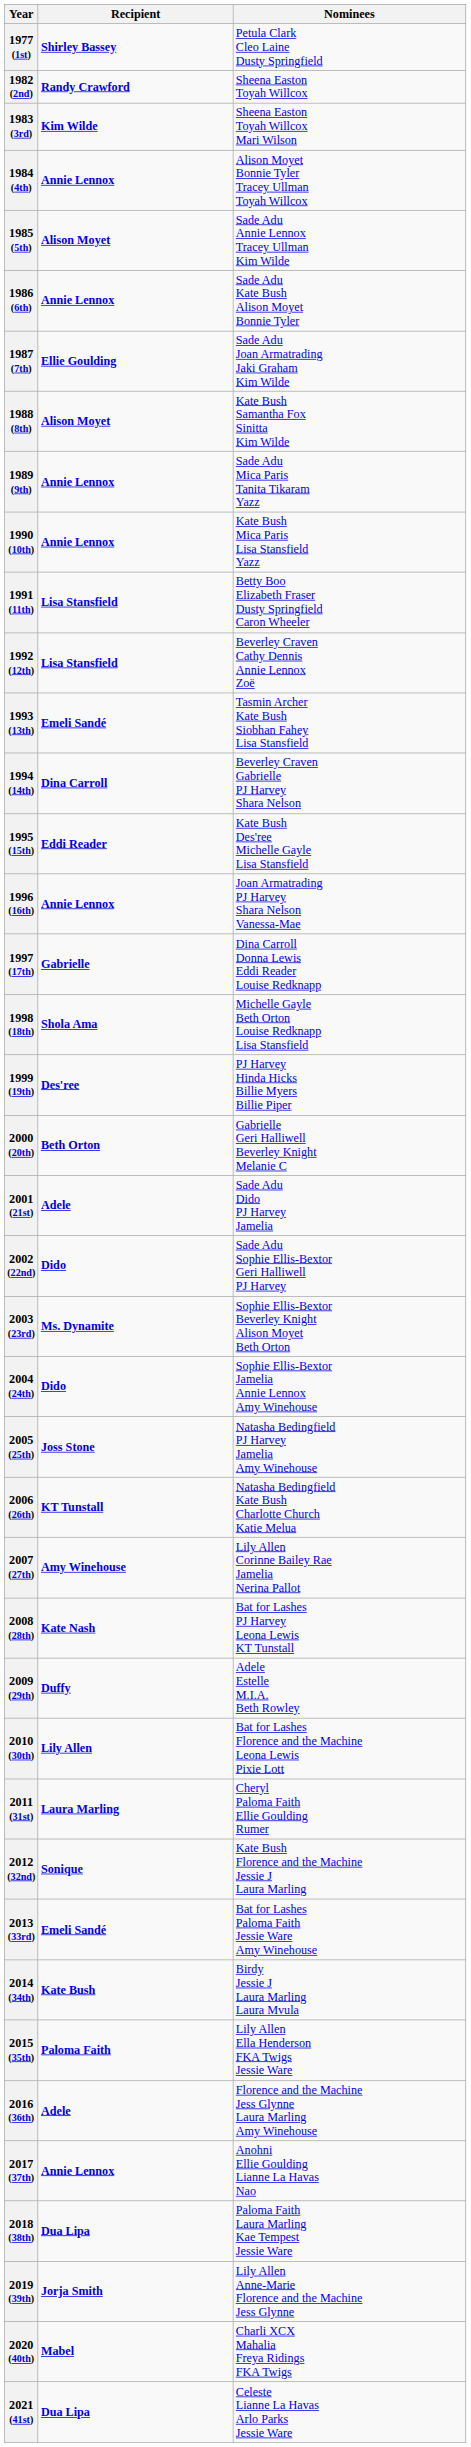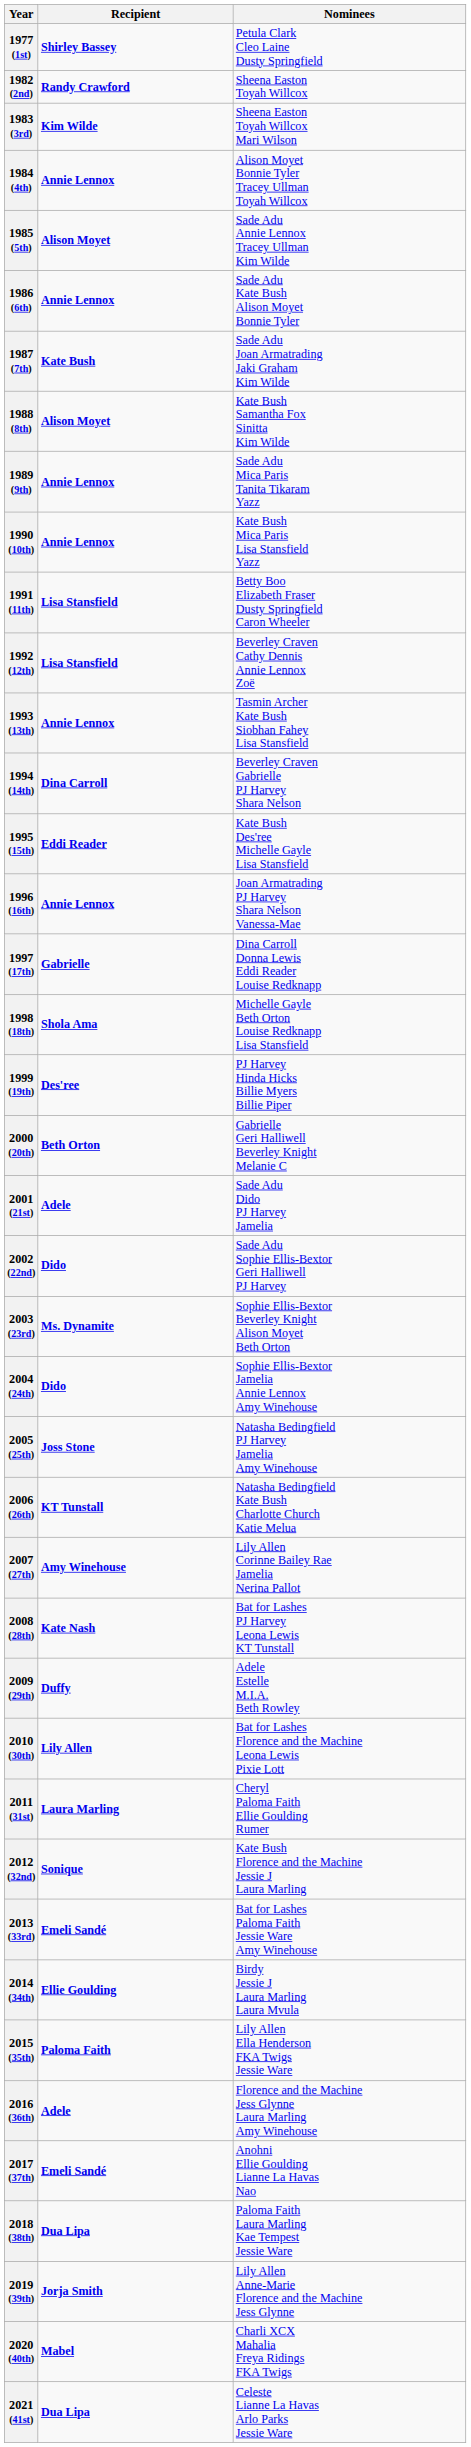(79, 361) Ellie Goulding -> (68, 361) Kate Bush
(74, 723) Emeli Sandé -> (78, 723) Annie Lennox
(68, 1989) Kate Bush -> (79, 1989) Ellie Goulding
(78, 2170) Annie Lennox -> (74, 2170) Emeli Sandé
